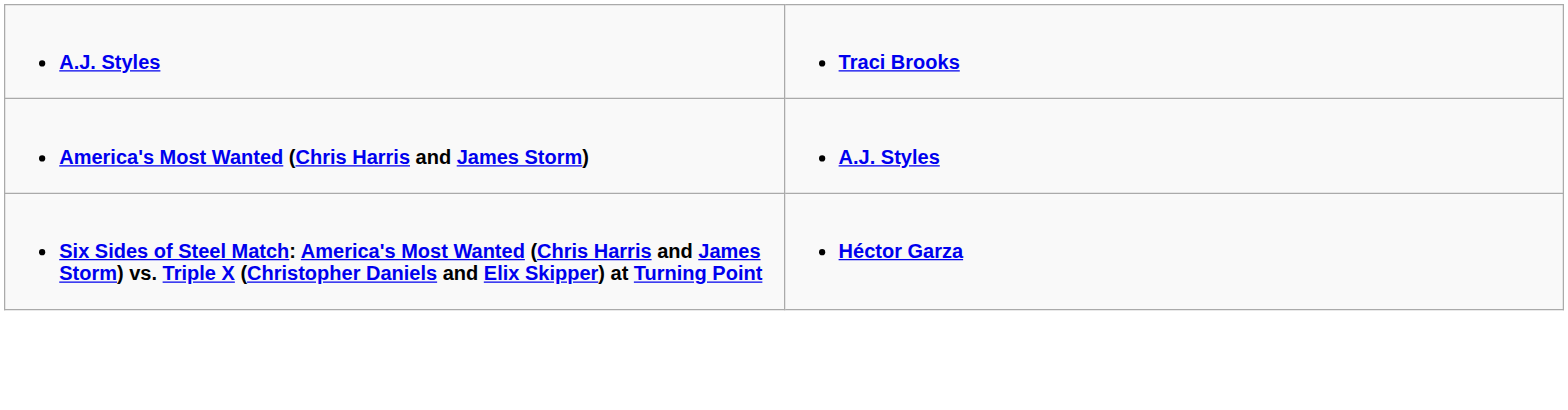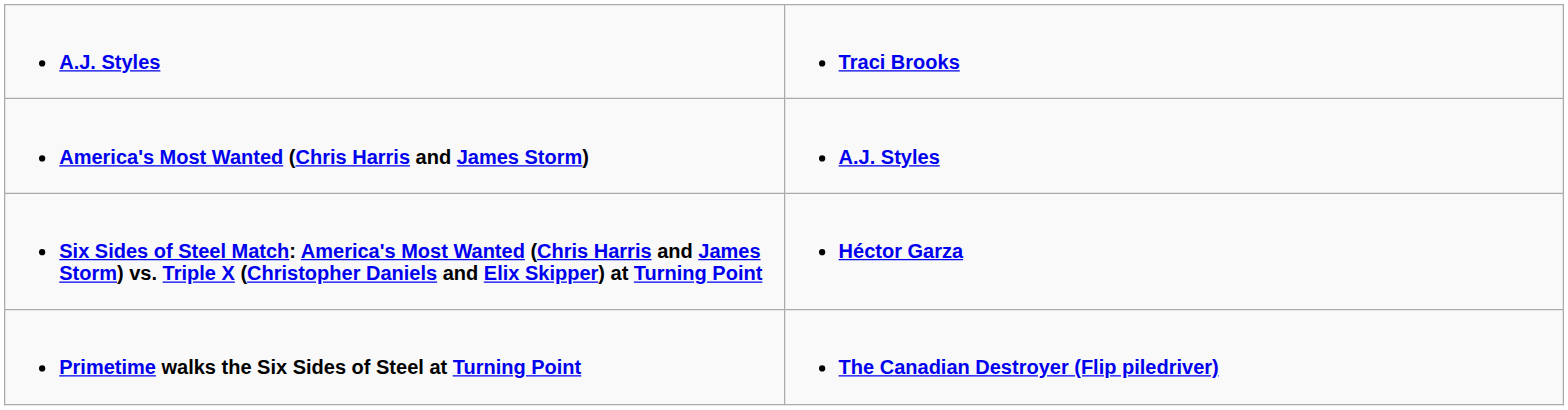+ row: (394, 368)
